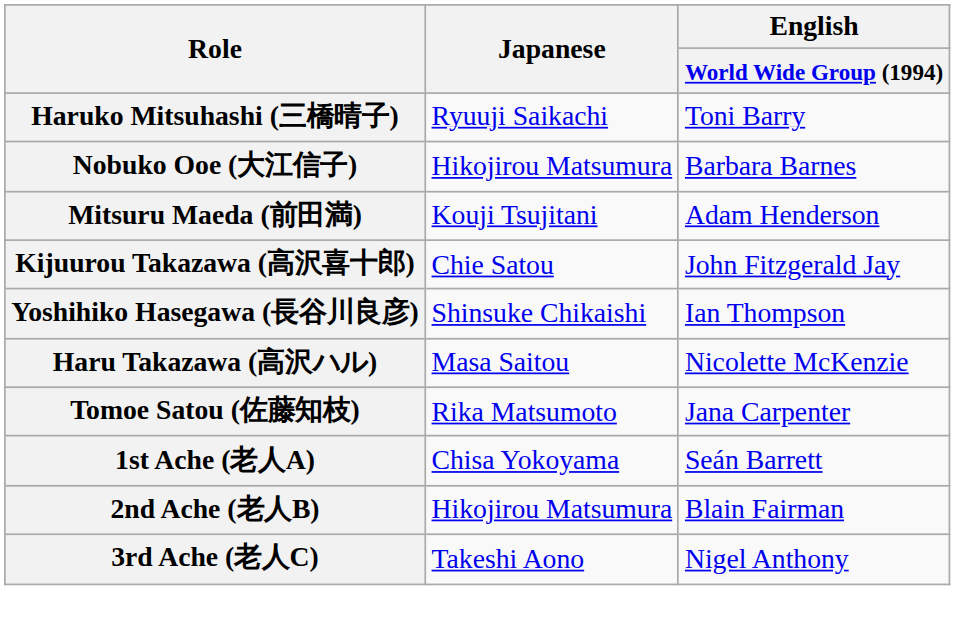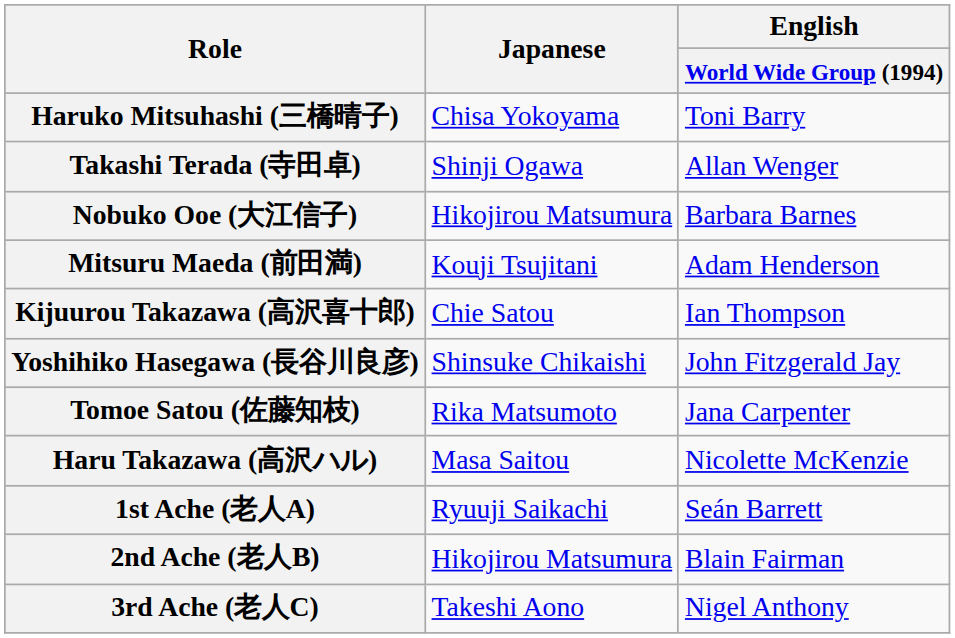(520, 116) Ryuuji Saikachi -> (525, 116) Chisa Yokoyama
+ row: (215, 165)
(793, 264) John Fitzgerald Jay -> (765, 313) Ian Thompson
(765, 313) Ian Thompson -> (793, 362) John Fitzgerald Jay
rows swapped: (215, 361) <-> (215, 410)
(525, 460) Chisa Yokoyama -> (520, 509) Ryuuji Saikachi
